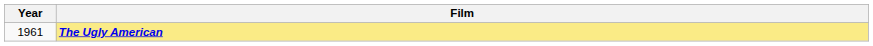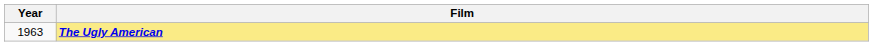(30, 31) 1961 -> (30, 31) 1963
